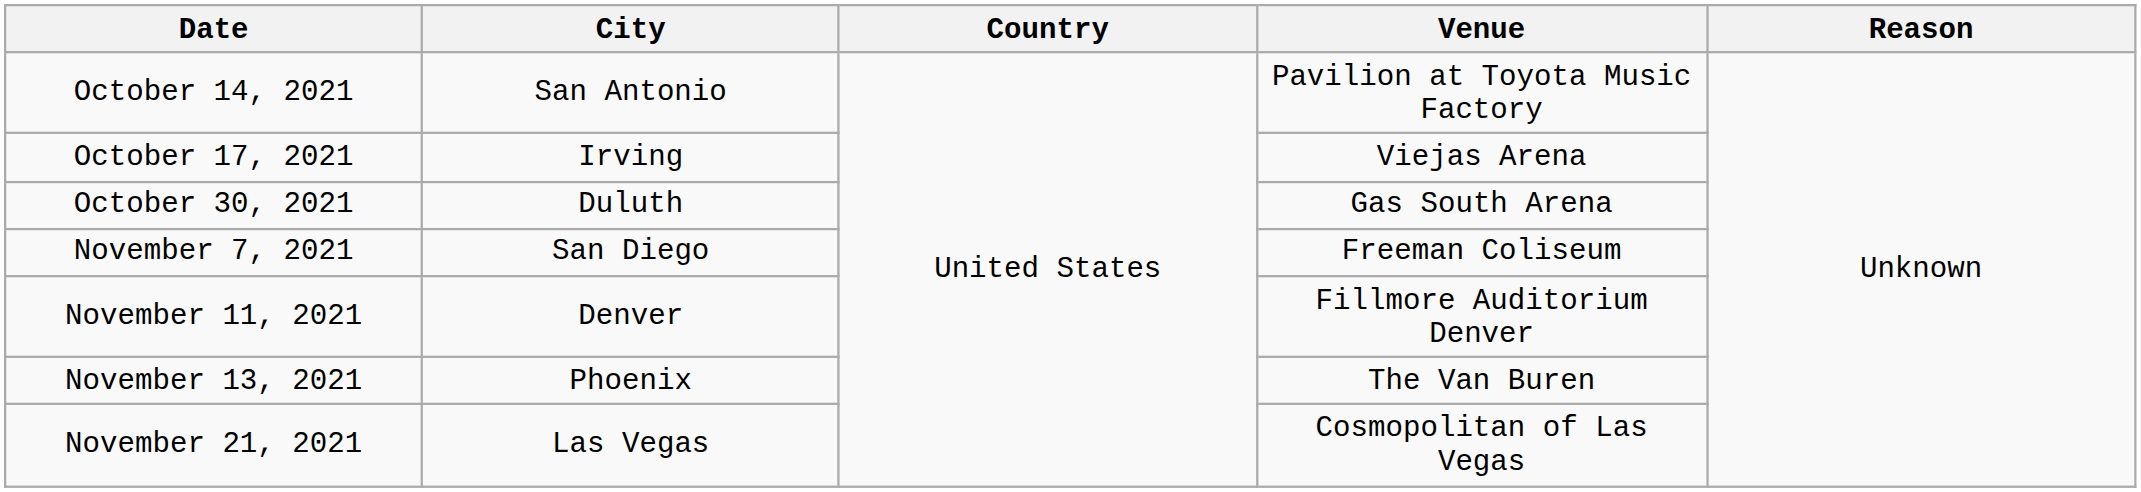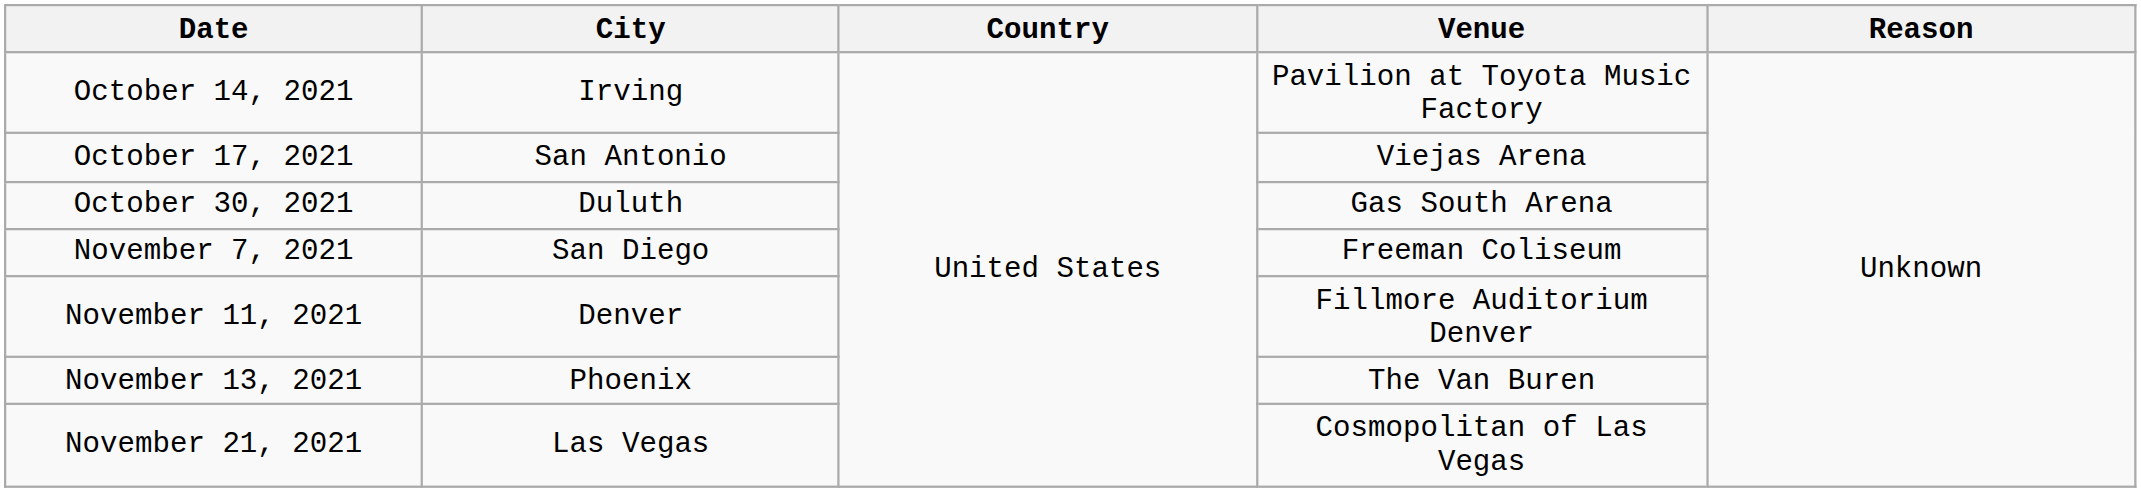(631, 93) San Antonio -> (631, 93) Irving
(631, 157) Irving -> (631, 157) San Antonio
